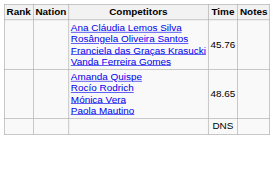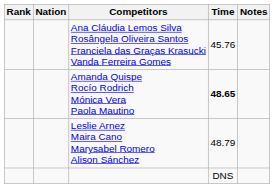(223, 94) normal -> (223, 94) bold
+ row: (113, 143)
